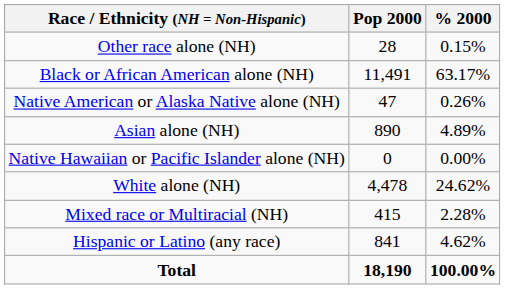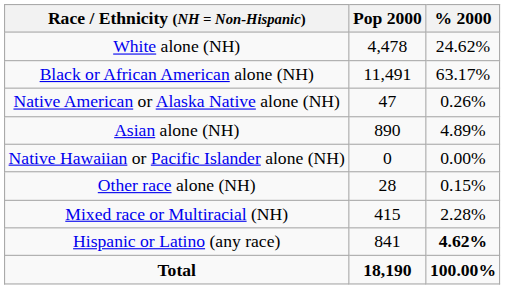rows swapped: (177, 185) <-> (177, 46)
(463, 241) normal -> (463, 241) bold
